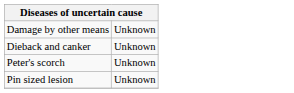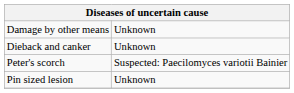(135, 63) Unknown -> (201, 63) Suspected: Paecilomyces variotii Bainier
